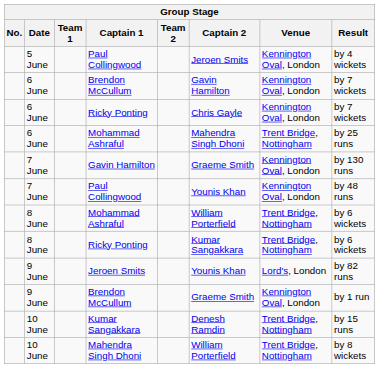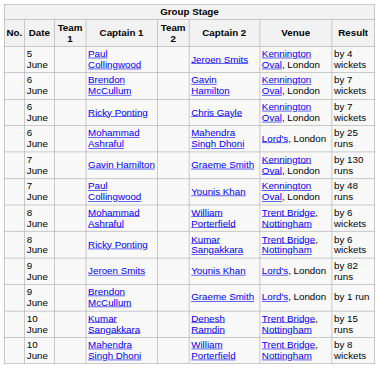(290, 139) Trent Bridge, Nottingham -> (294, 139) Lord's, London
(291, 297) Kennington Oval, London -> (294, 297) Lord's, London
